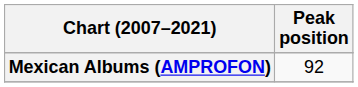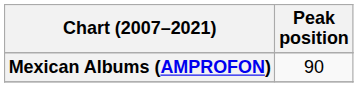(314, 67) 92 -> (314, 67) 90
